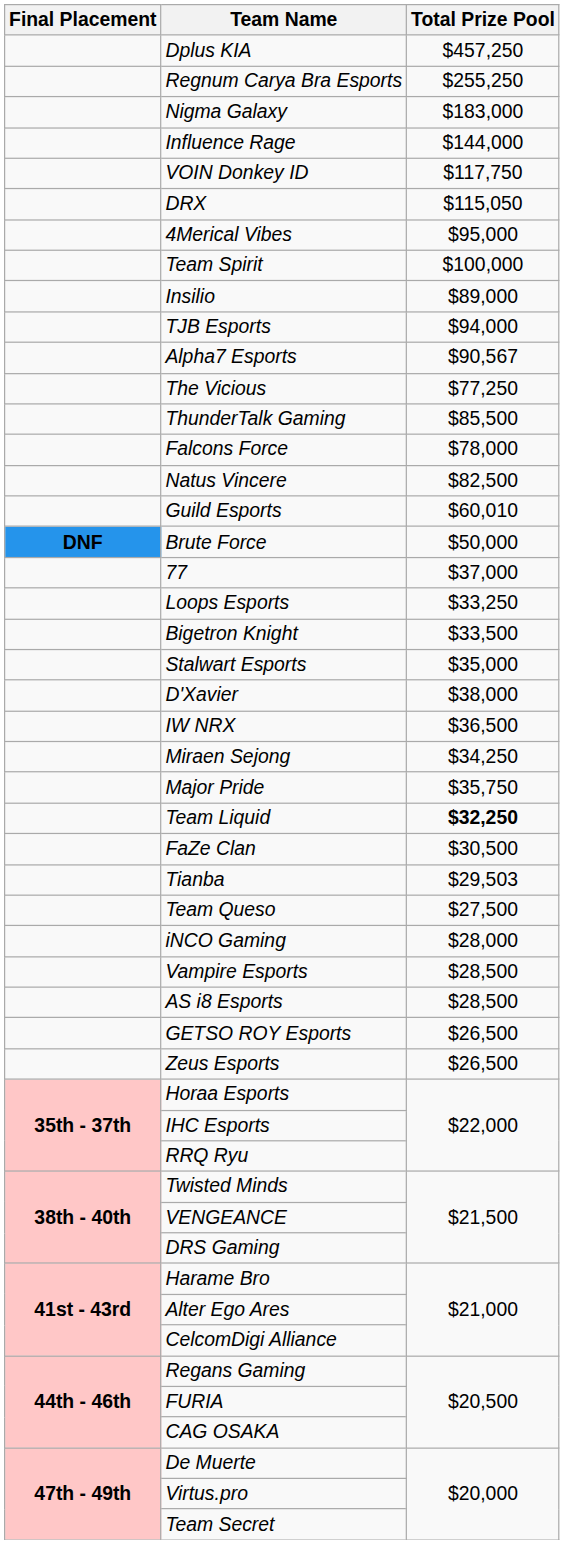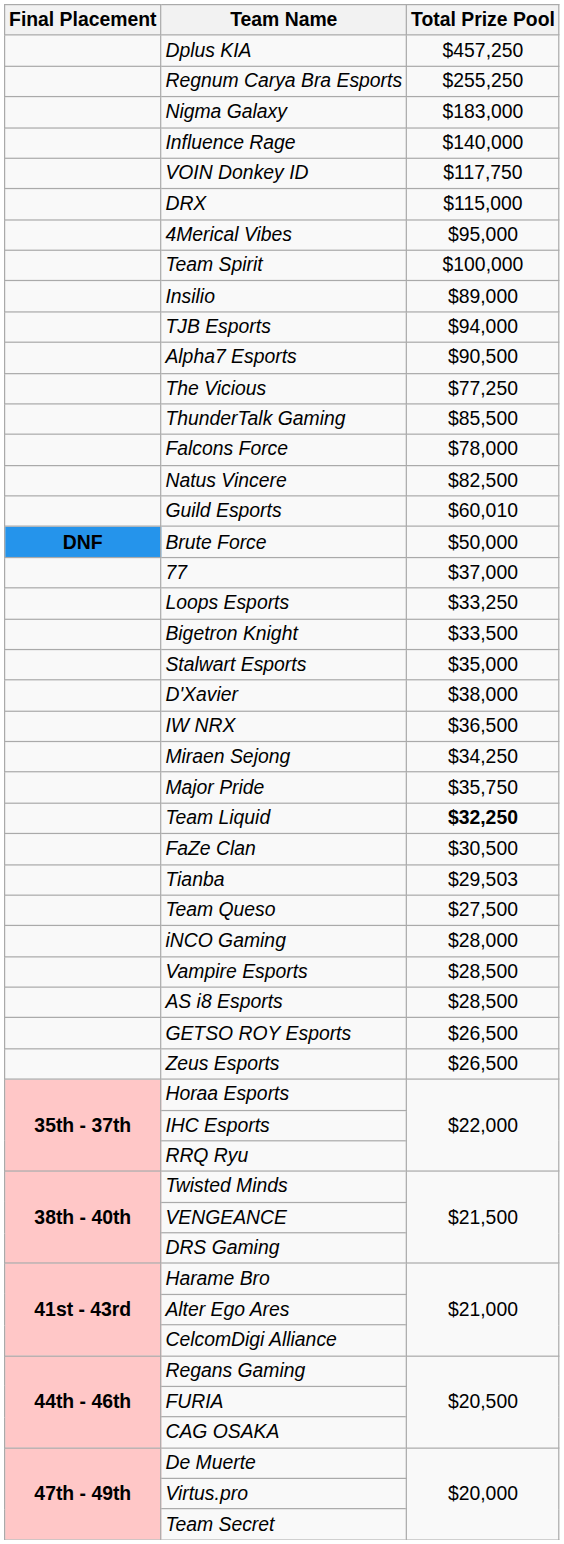(483, 142) $144,000 -> (483, 142) $140,000
(483, 204) $115,050 -> (483, 204) $115,000
(483, 357) $90,567 -> (483, 357) $90,500
